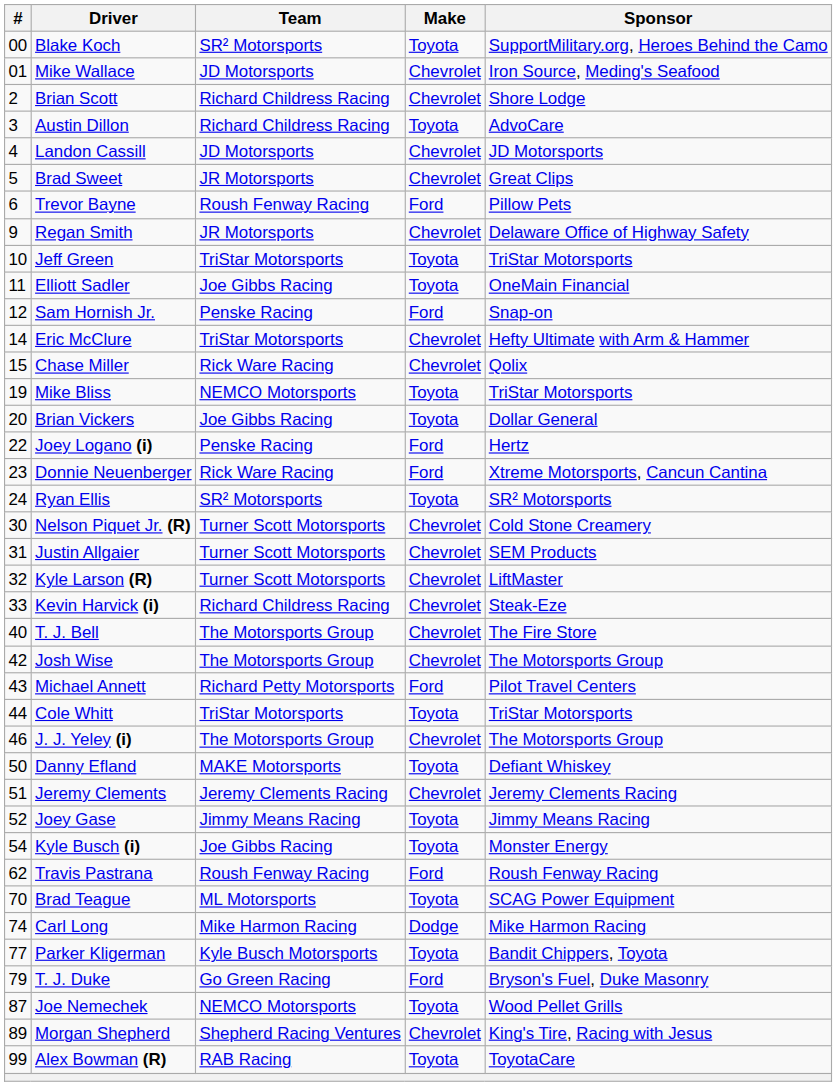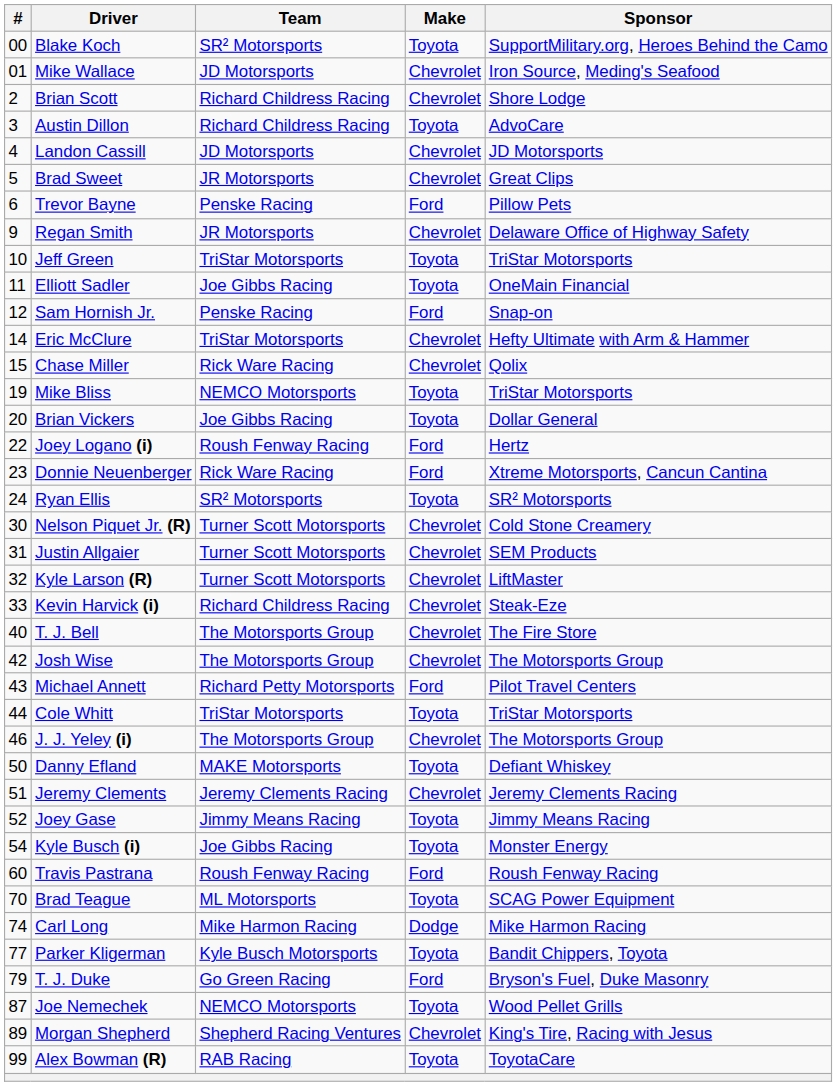(284, 205) Roush Fenway Racing -> (256, 205) Penske Racing
(256, 445) Penske Racing -> (284, 445) Roush Fenway Racing
(18, 873) 62 -> (18, 873) 60
